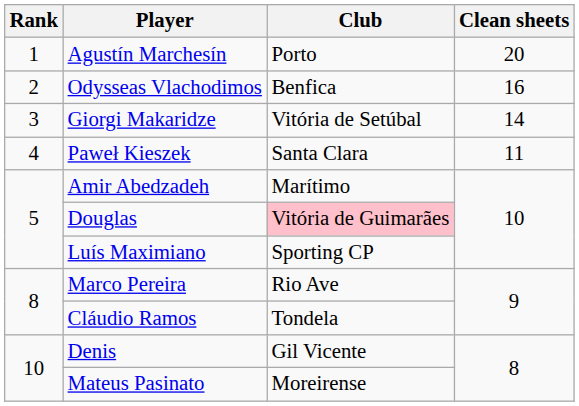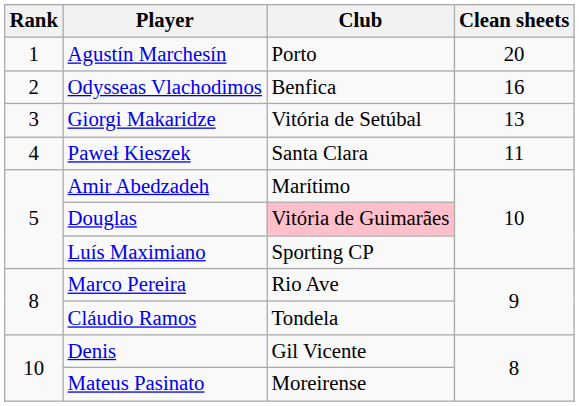(514, 119) 14 -> (514, 119) 13
